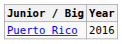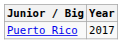(102, 30) 2016 -> (102, 30) 2017
